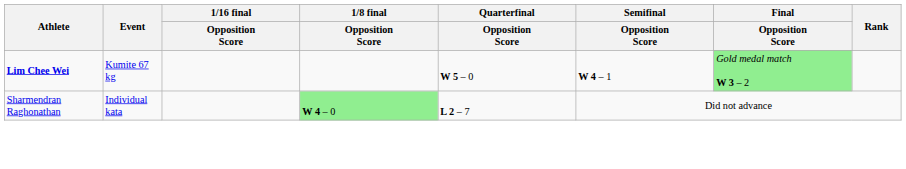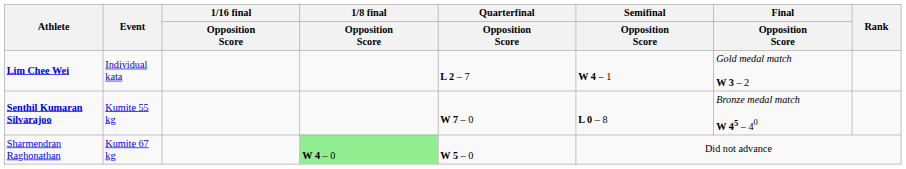(127, 71) Kumite 67 kg -> (126, 71) Individual kata
(457, 77) W 5 – 0 -> (455, 77) L 2 – 7
(754, 71) lightgreen background -> (754, 71) no background
+ row: (45, 113)
(126, 106) Individual kata -> (127, 149) Kumite 67 kg
(455, 112) L 2 – 7 -> (457, 155) W 5 – 0
